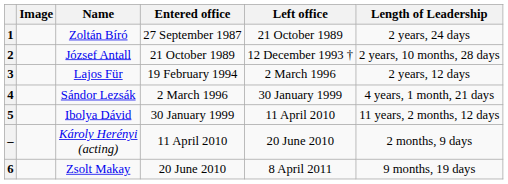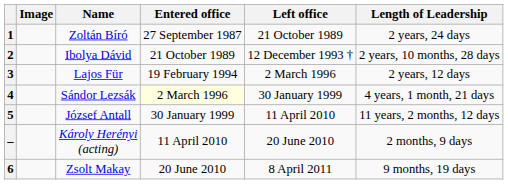(98, 54) József Antall -> (98, 54) Ibolya Dávid
(192, 94) no background -> (192, 94) lightyellow background
(98, 114) Ibolya Dávid -> (98, 114) József Antall
